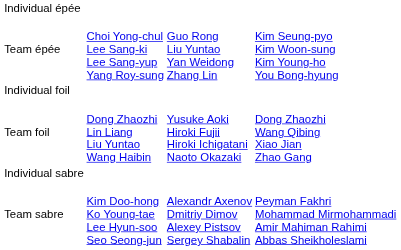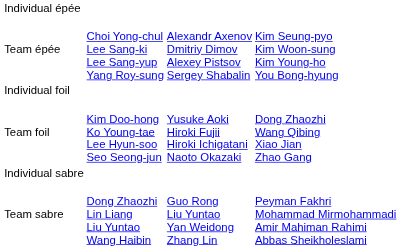(200, 56) Guo Rong Liu Yuntao Yan Weidong Zhang Lin -> (209, 56) Alexandr Axenov Dmitriy Dimov Alexey Pistsov Sergey Shabalin
(122, 138) Dong Zhaozhi Lin Liang Liu Yuntao Wang Haibin -> (124, 138) Kim Doo-hong Ko Young-tae Lee Hyun-soo Seo Seong-jun
(124, 220) Kim Doo-hong Ko Young-tae Lee Hyun-soo Seo Seong-jun -> (122, 220) Dong Zhaozhi Lin Liang Liu Yuntao Wang Haibin
(209, 220) Alexandr Axenov Dmitriy Dimov Alexey Pistsov Sergey Shabalin -> (200, 220) Guo Rong Liu Yuntao Yan Weidong Zhang Lin
